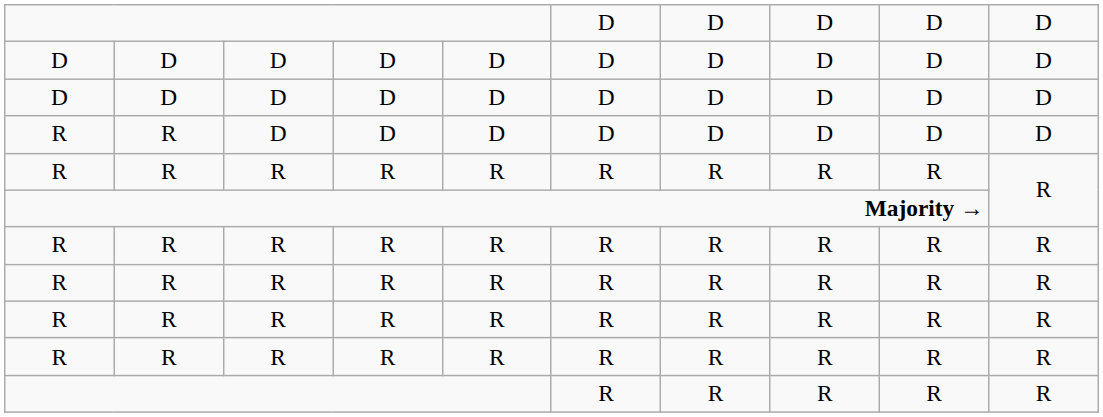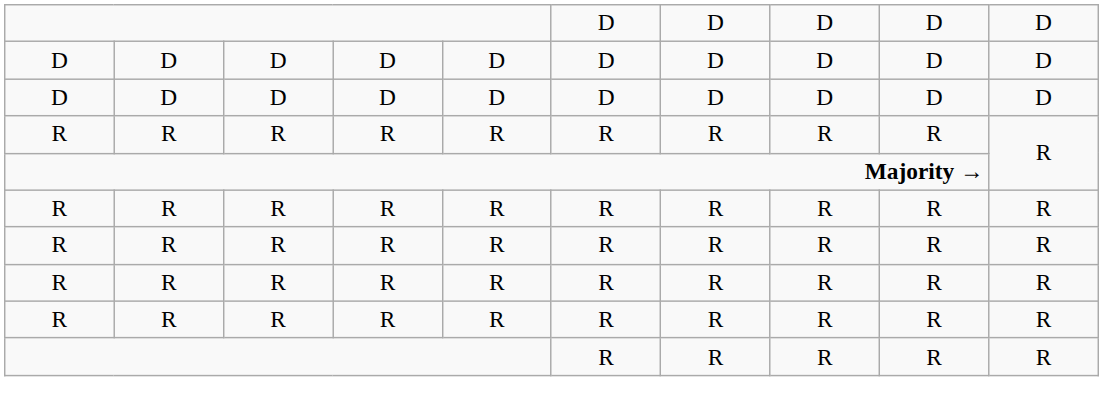- row: (59, 134)
